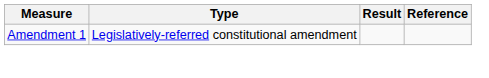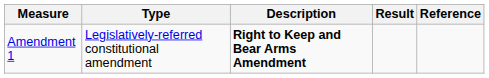+ column: (301, 14)
